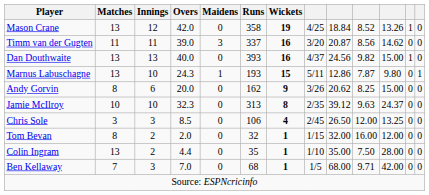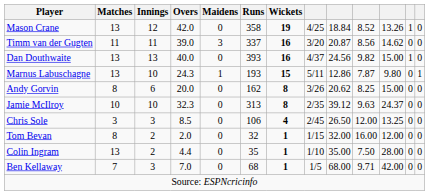(286, 89) 9 -> (286, 89) 8
